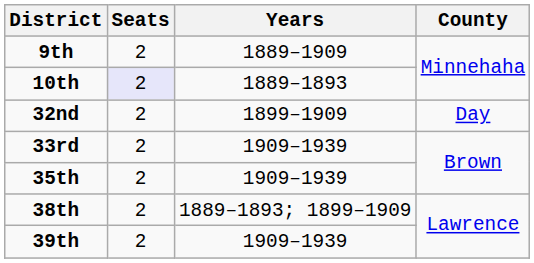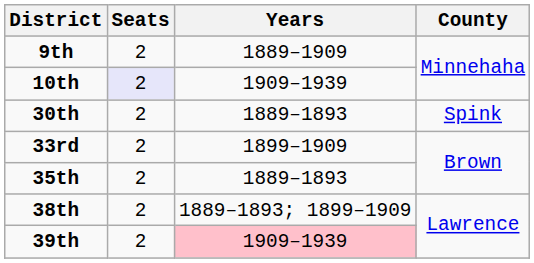(295, 84) 1889–1893 -> (295, 84) 1909–1939
+ row: (56, 115)
- row: (56, 115)
(295, 147) 1909–1939 -> (295, 147) 1899–1909
(295, 178) 1909–1939 -> (295, 178) 1889–1893
(295, 242) no background -> (295, 242) pink background
